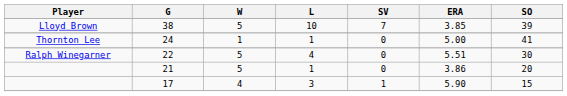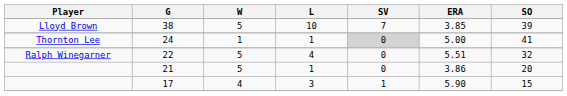(383, 40) no background -> (383, 40) lightgrey background
(527, 55) 30 -> (527, 55) 32
